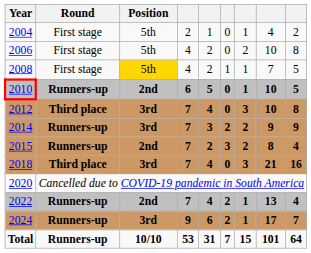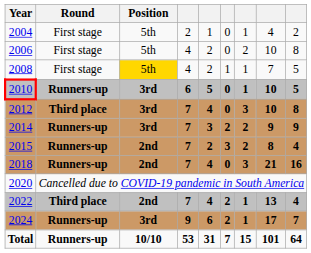(148, 89) 2nd -> (148, 89) 3rd
(78, 164) Third place -> (78, 164) Runners-up
(148, 164) 3rd -> (148, 164) 2nd
(78, 201) Runners-up -> (78, 201) Third place
